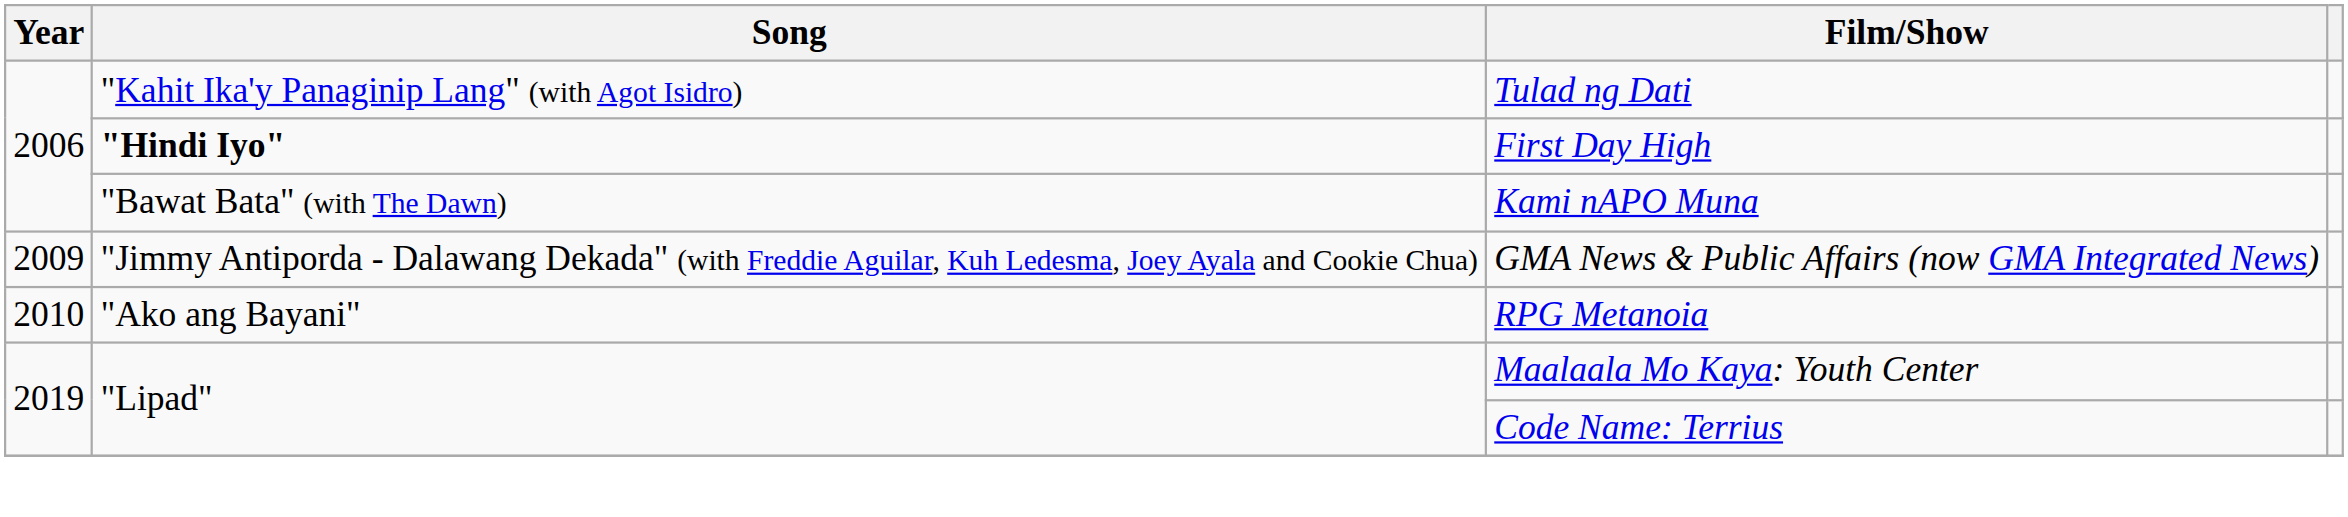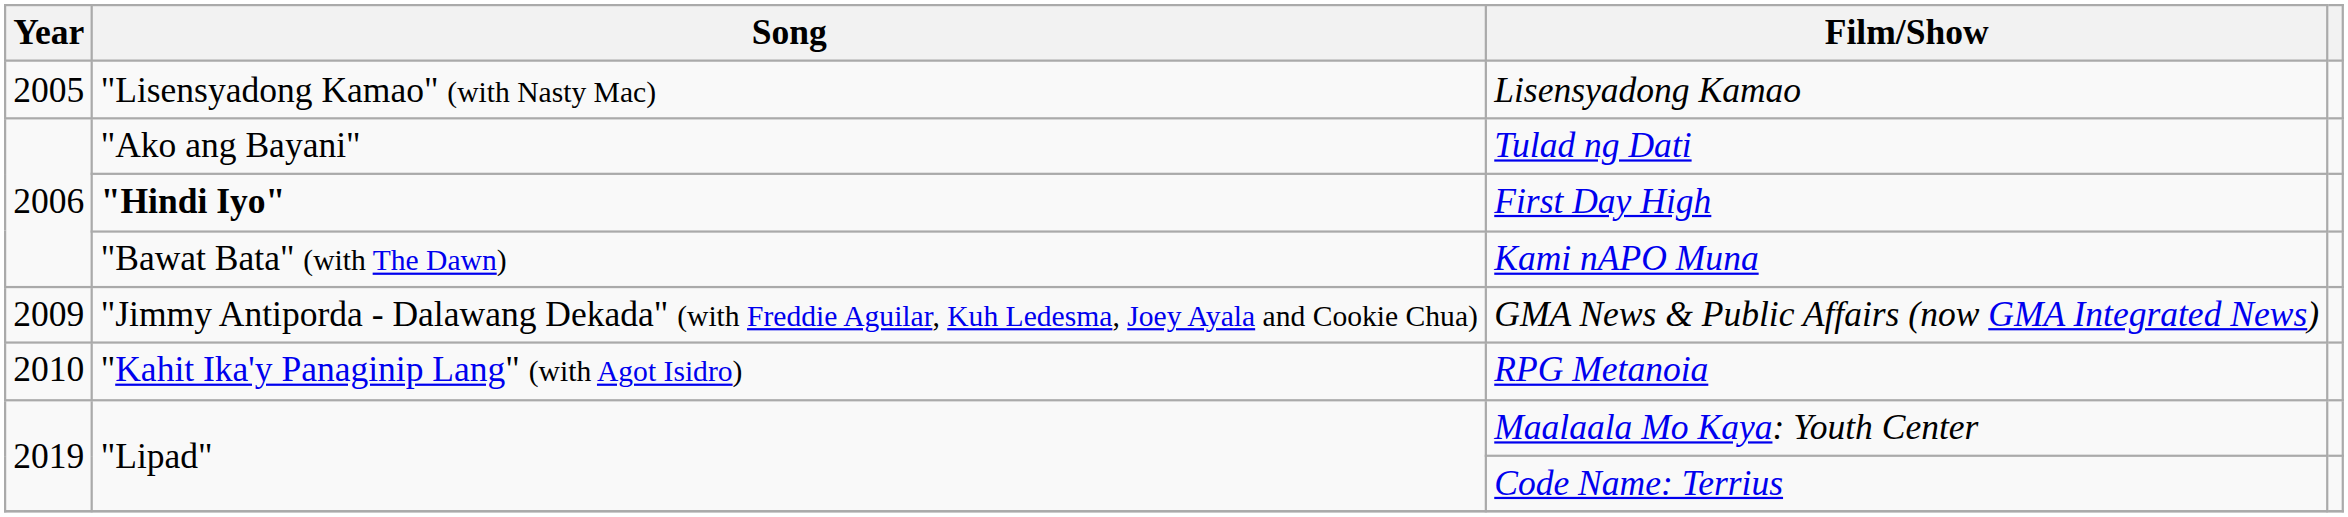+ row: (1648, 88)
(422, 88) "Kahit Ika'y Panaginip Lang" (with Agot Isidro) -> (231, 145) "Ako ang Bayani"
(231, 314) "Ako ang Bayani" -> (422, 370) "Kahit Ika'y Panaginip Lang" (with Agot Isidro)
